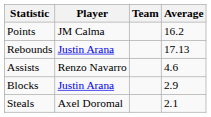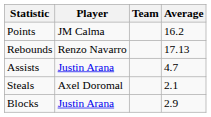(86, 49) Justin Arana -> (92, 49) Renzo Navarro
(92, 67) Renzo Navarro -> (86, 67) Justin Arana
(171, 67) 4.6 -> (171, 67) 4.7
rows swapped: (21, 103) <-> (23, 85)
